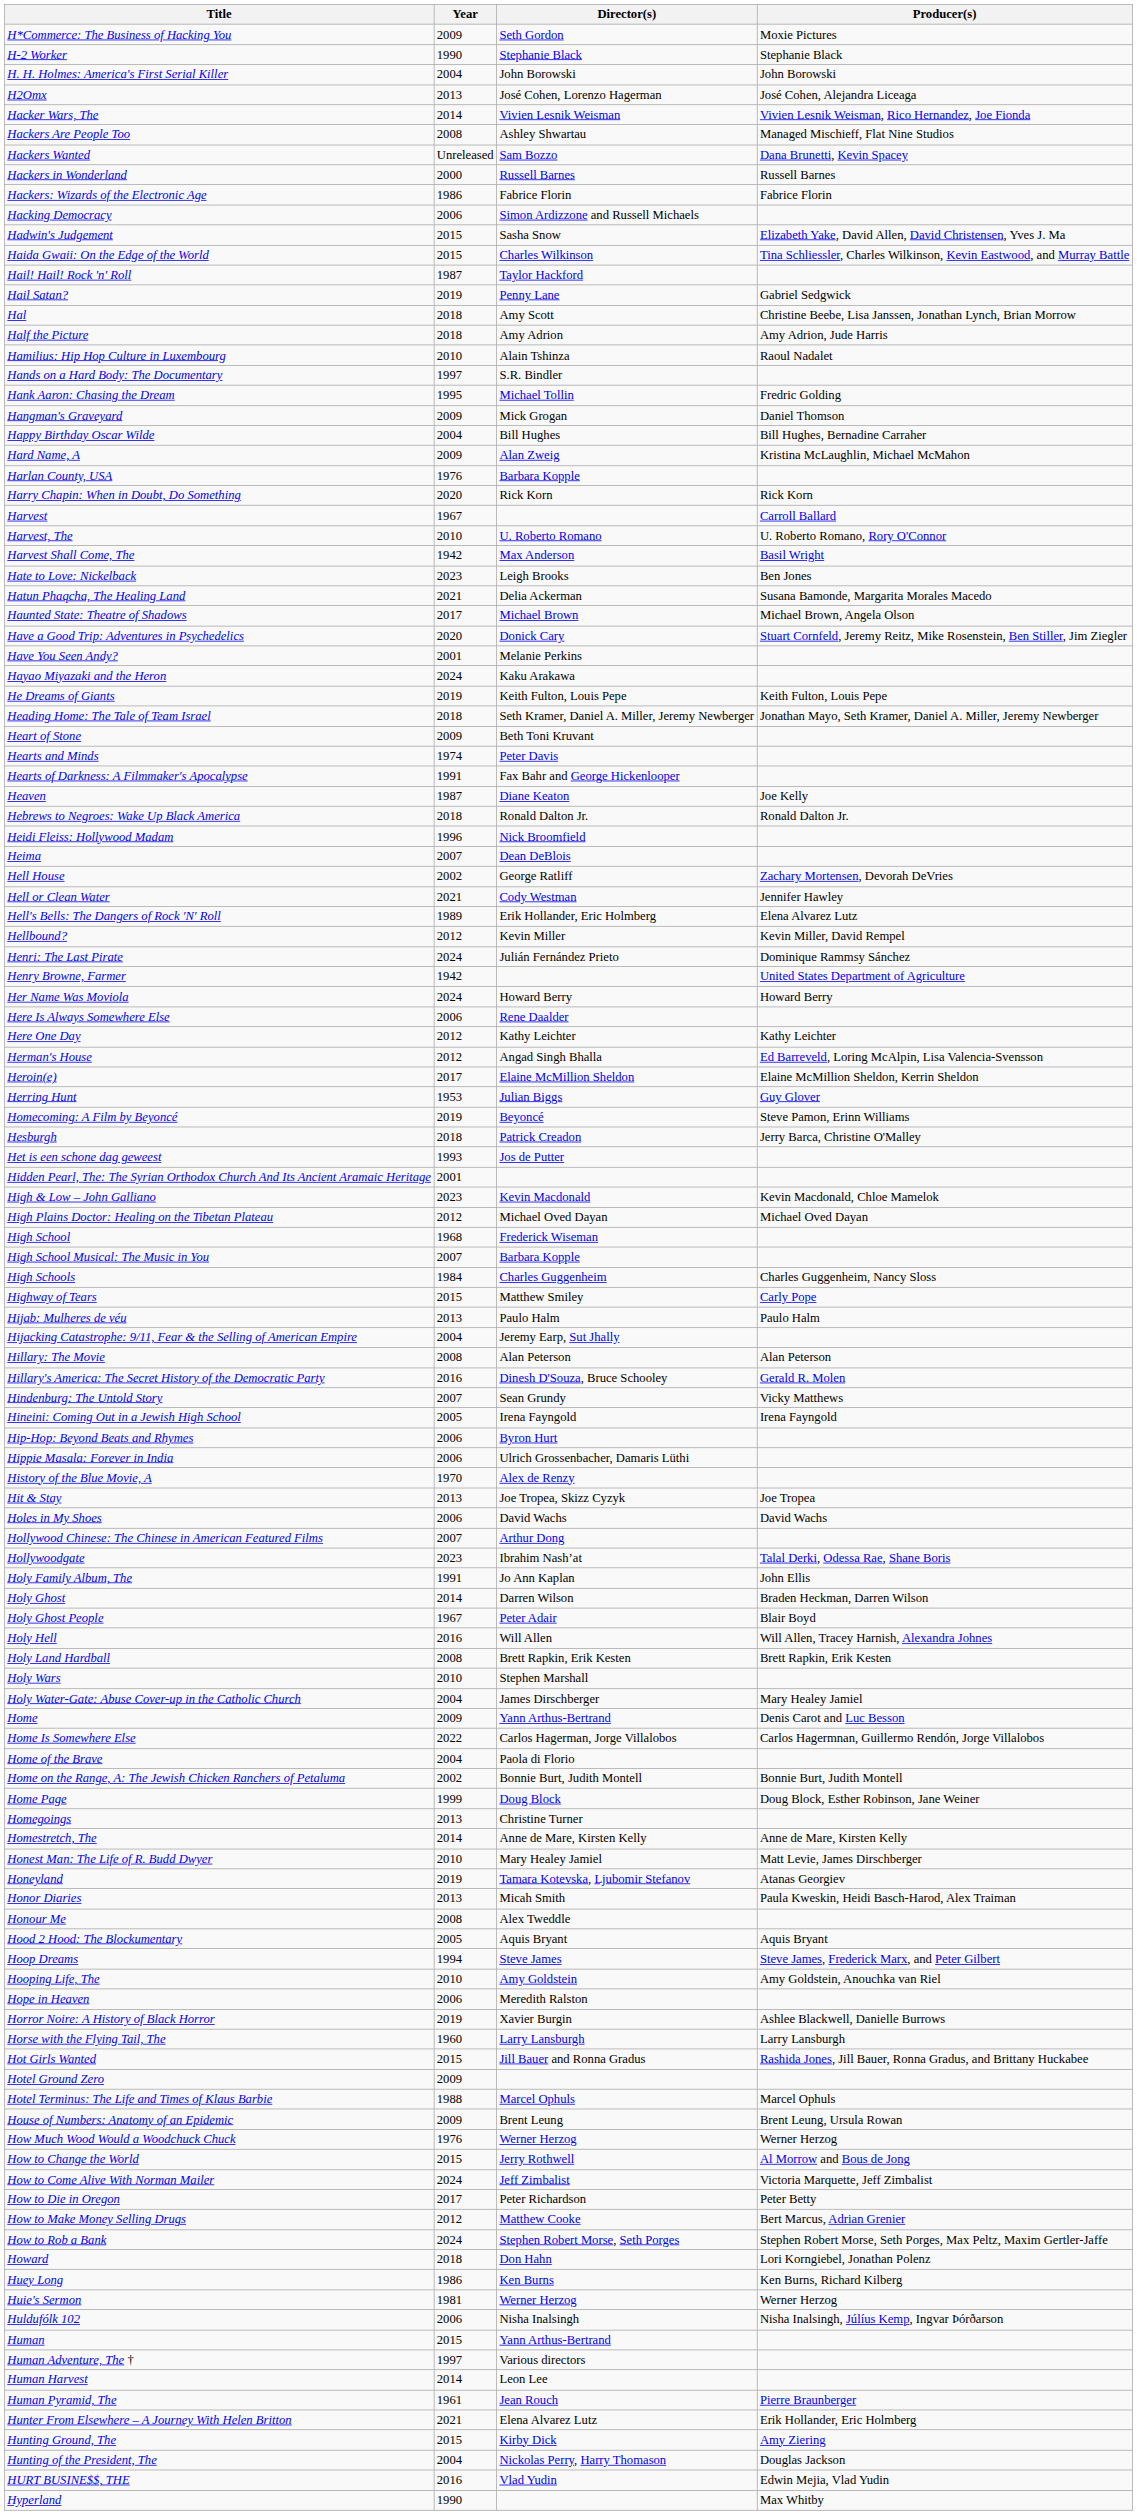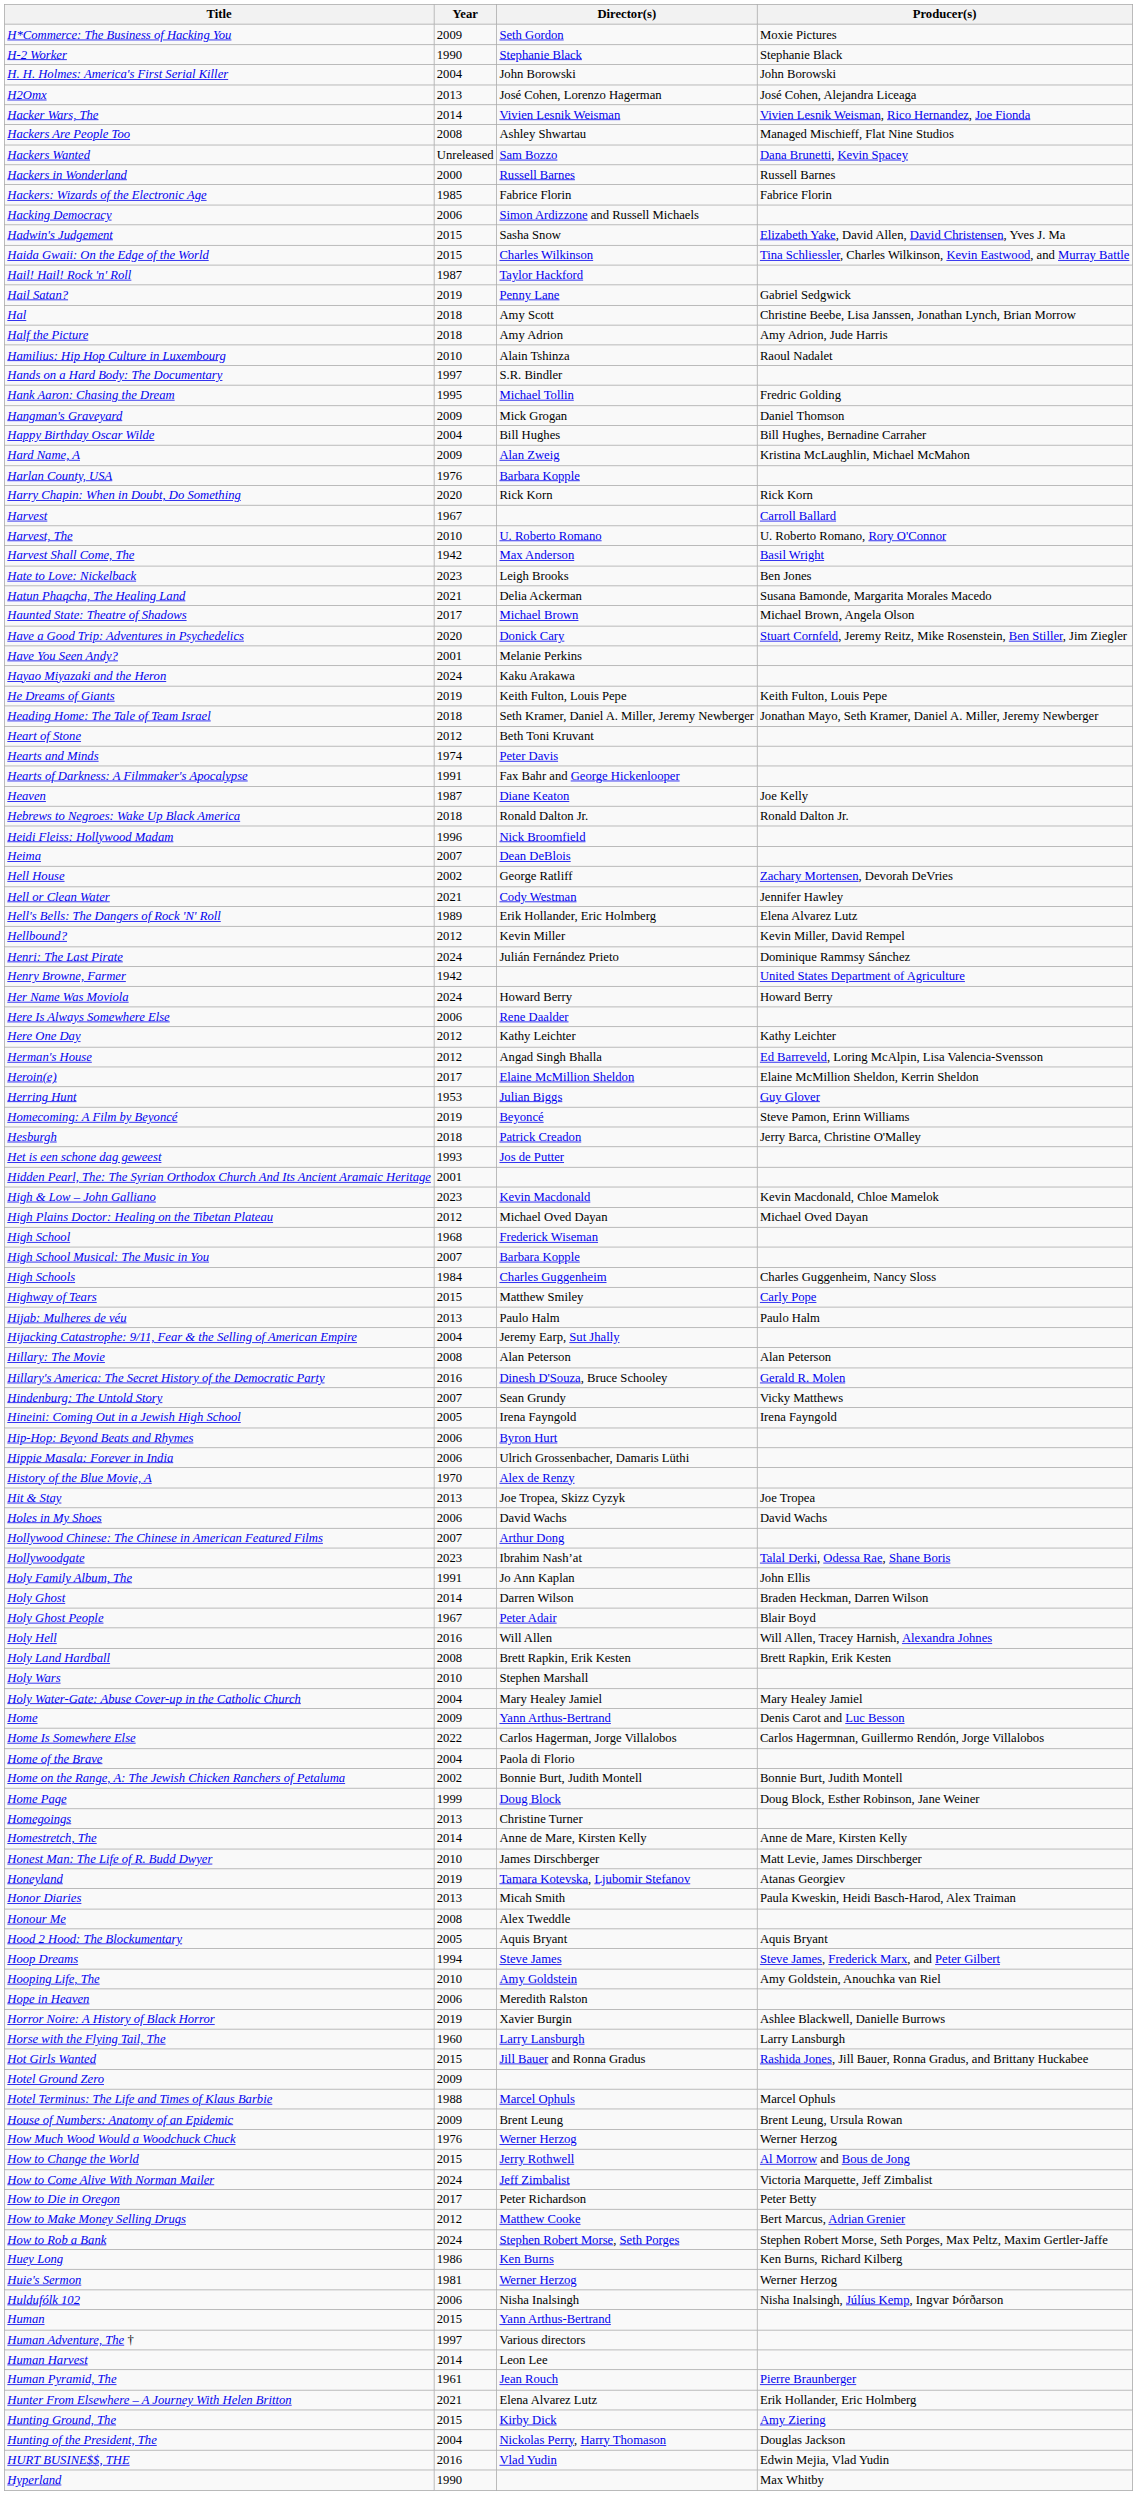(449, 194) 1986 -> (449, 194) 1985
(449, 736) 2009 -> (449, 736) 2012
(549, 1698) James Dirschberger -> (551, 1698) Mary Healey Jamiel
(551, 1858) Mary Healey Jamiel -> (549, 1858) James Dirschberger
- row: (28, 2259)
